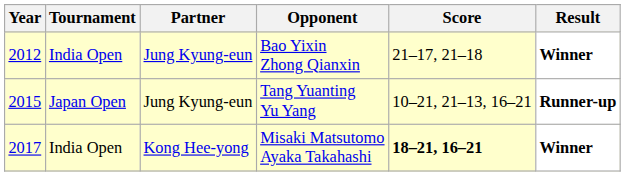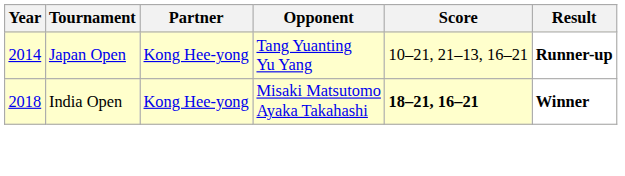- row: (310, 55)
(25, 101) 2015 -> (25, 55) 2014
(198, 101) Jung Kyung-eun -> (196, 55) Kong Hee-yong
(25, 148) 2017 -> (25, 101) 2018
